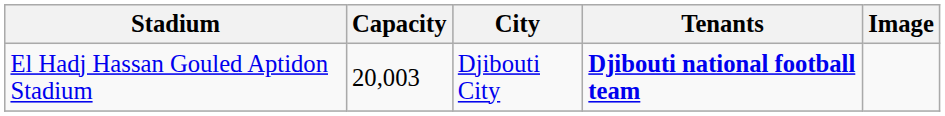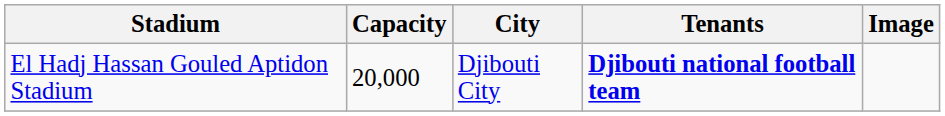(386, 76) 20,003 -> (386, 76) 20,000
